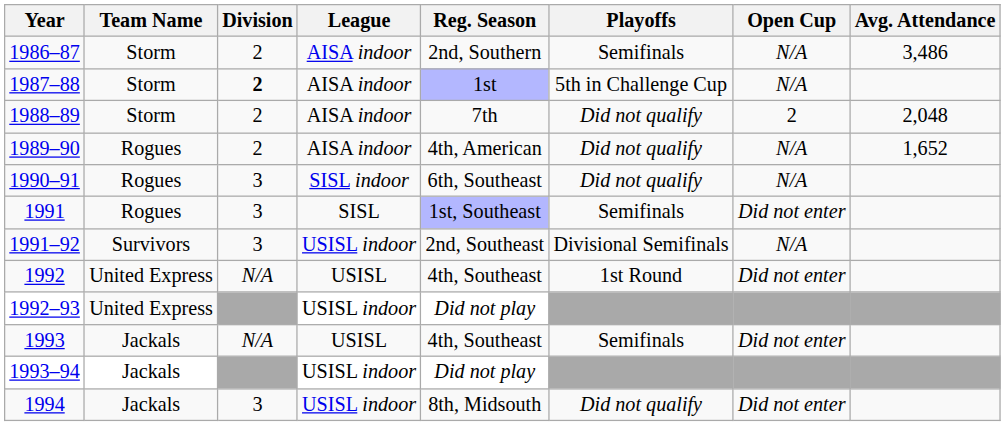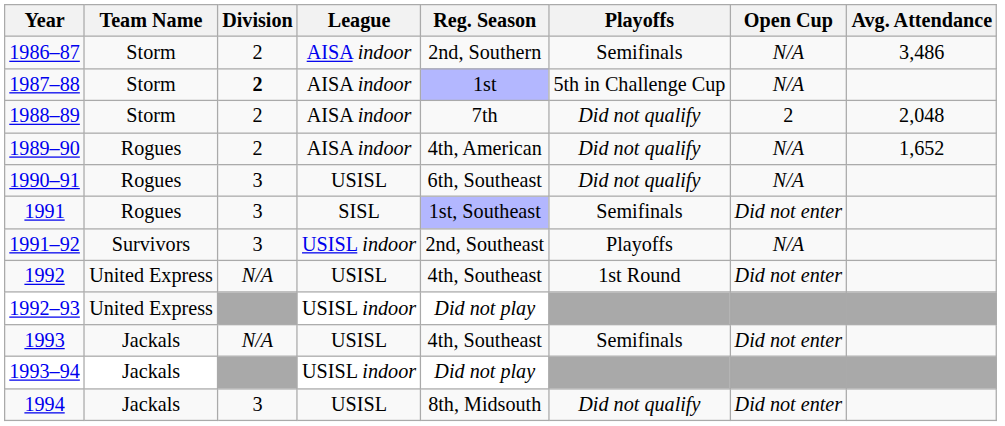(359, 180) SISL indoor -> (359, 180) USISL
(641, 244) Divisional Semifinals -> (639, 244) Playoffs
(359, 404) USISL indoor -> (359, 404) USISL
